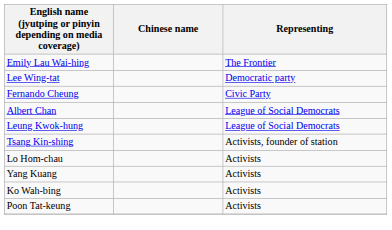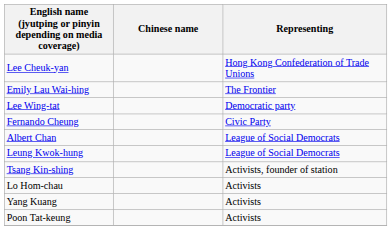+ row: (38, 68)
- row: (34, 190)
